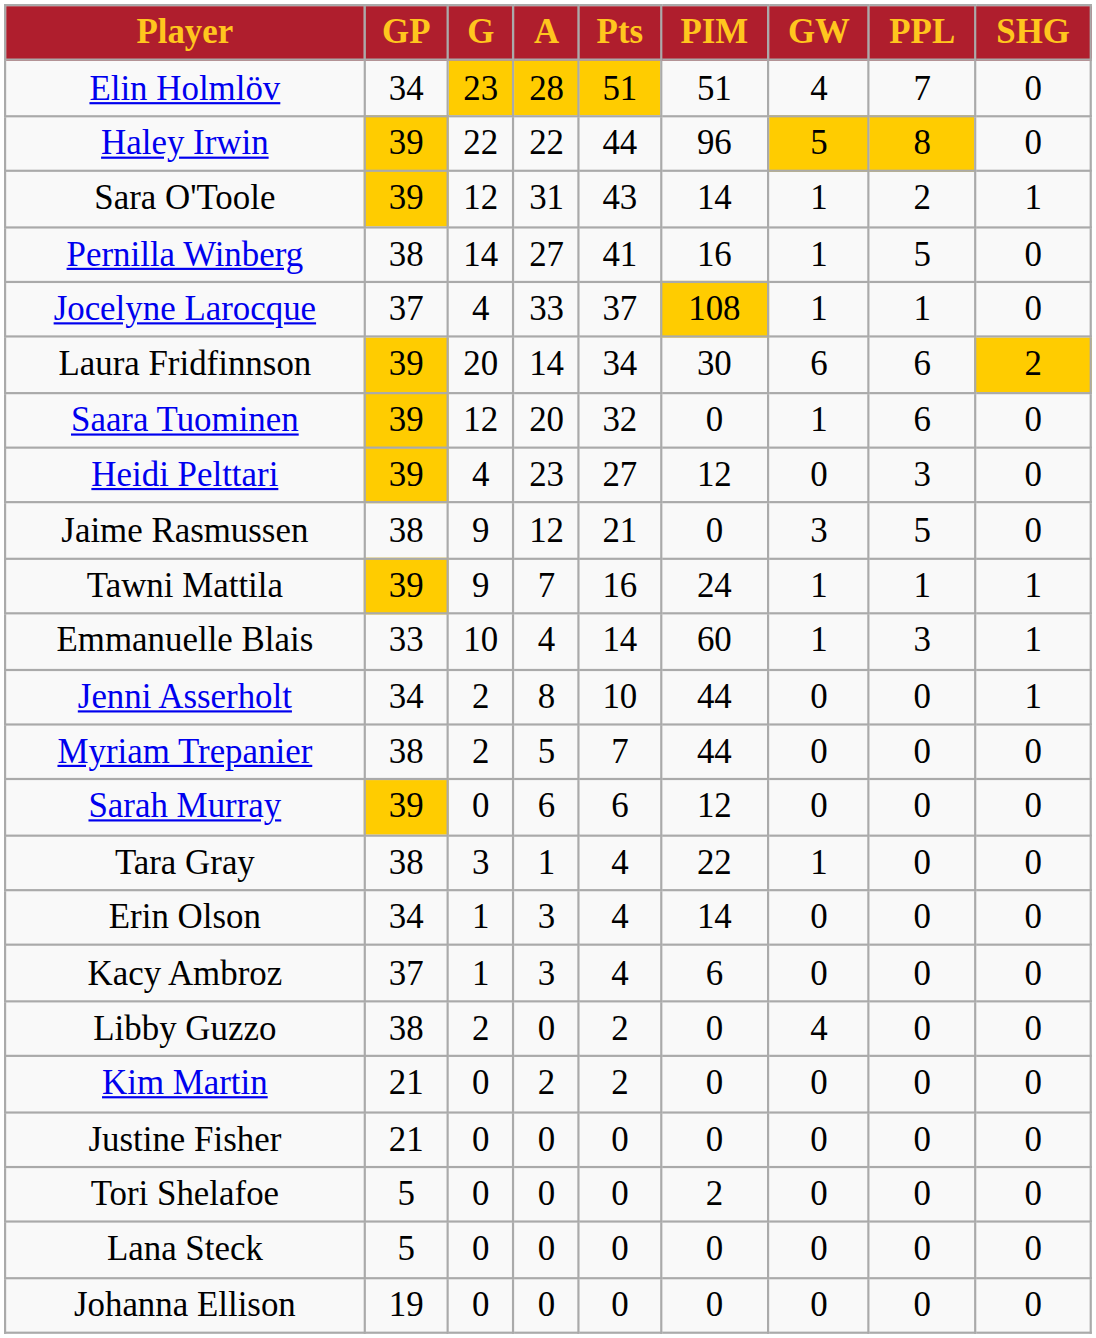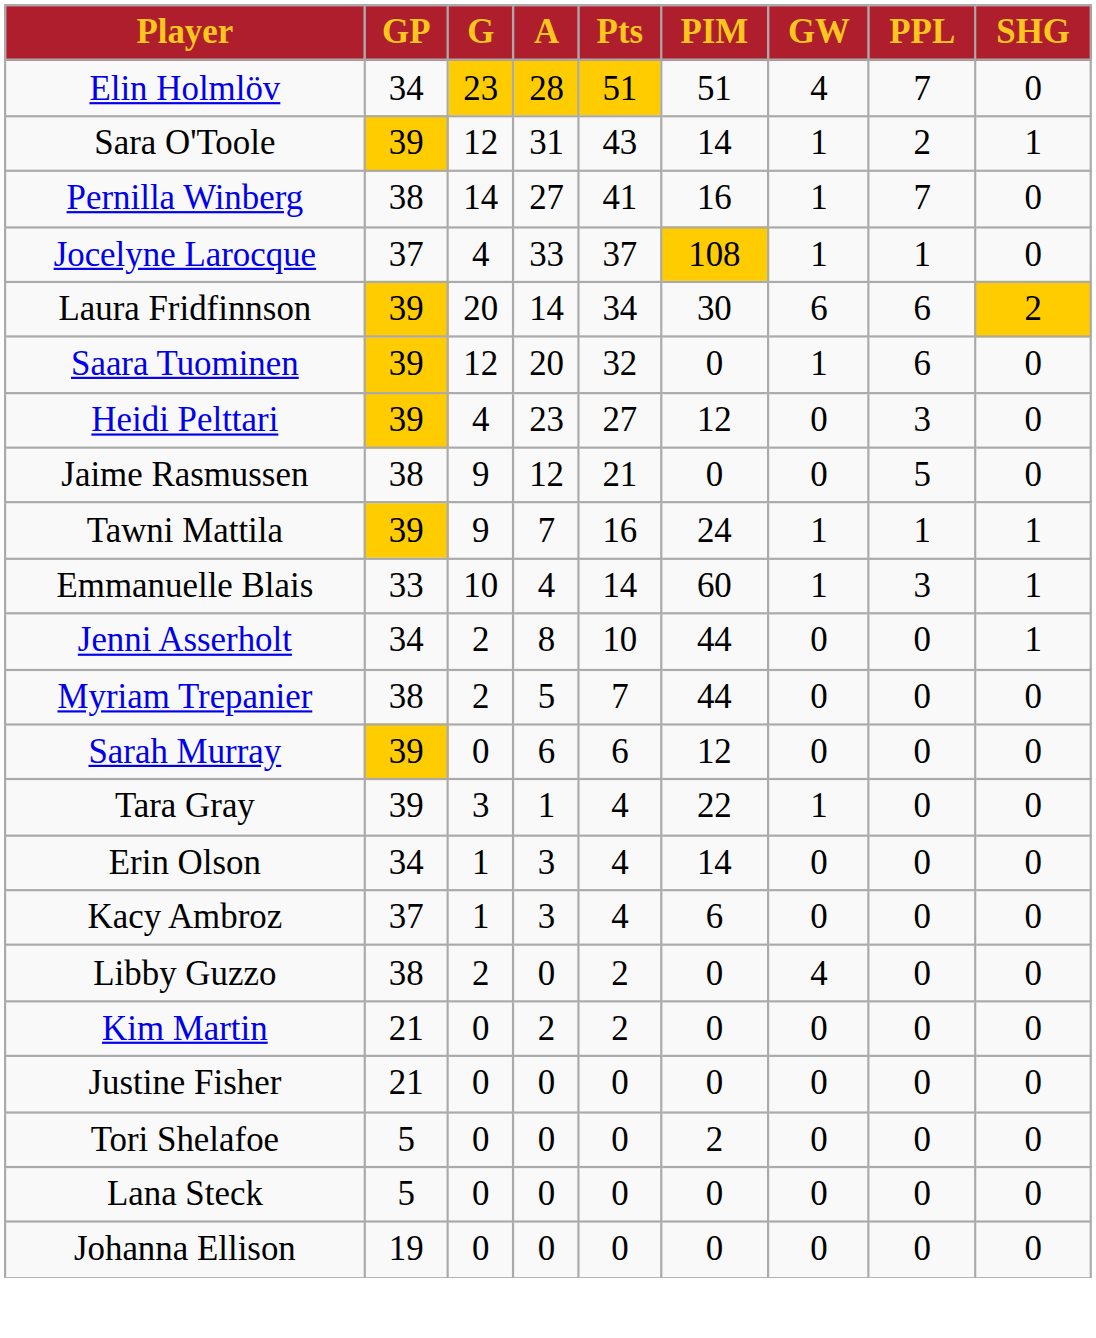- row: (185, 142)
(922, 253) 5 -> (922, 198) 7
(819, 530) 3 -> (819, 474) 0
(406, 861) 38 -> (406, 806) 39
